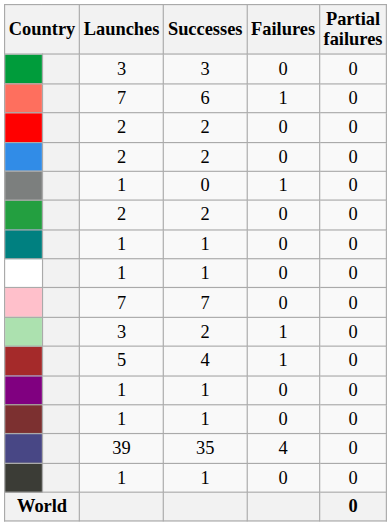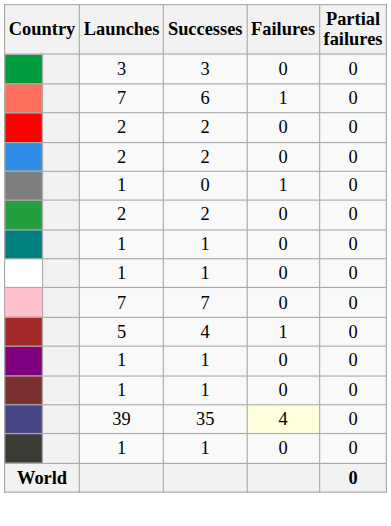- row: (122, 331)
(283, 448) no background -> (283, 419) lightyellow background
